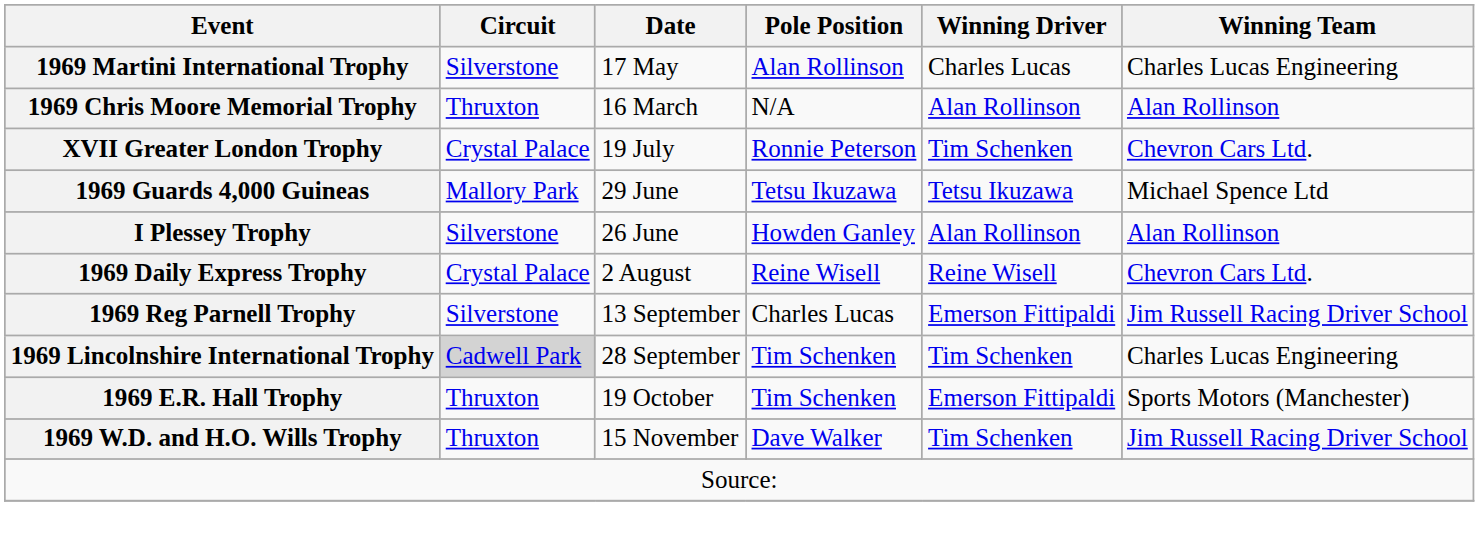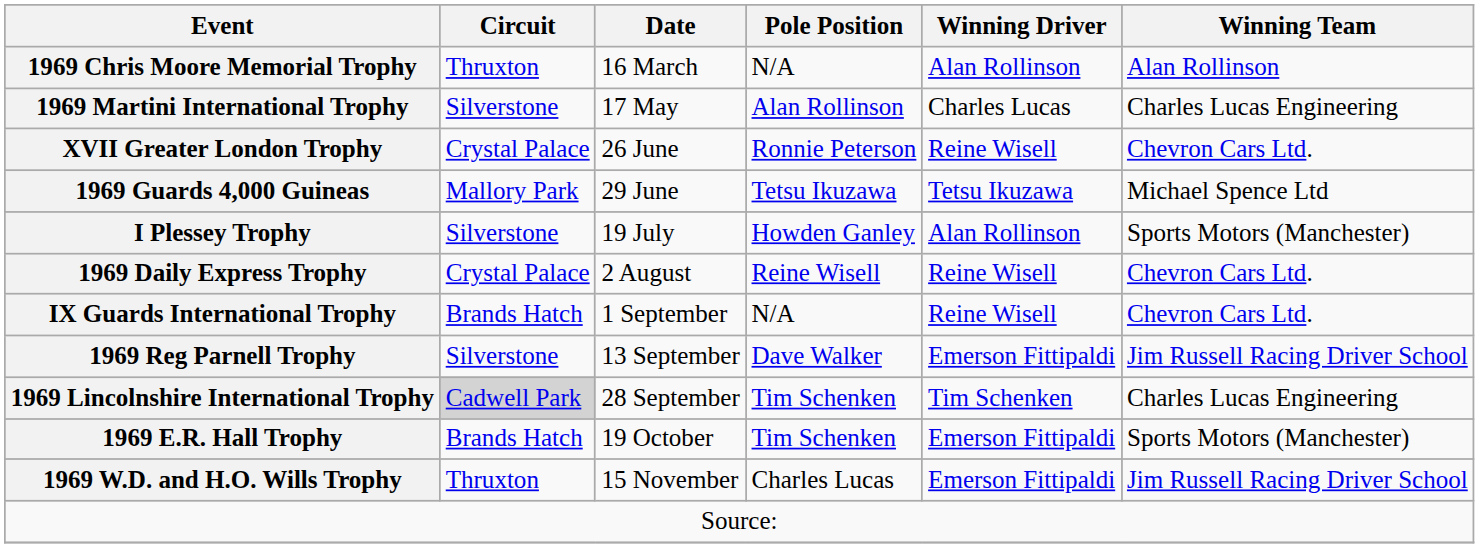rows swapped: (222, 108) <-> (222, 66)
(638, 149) 19 July -> (640, 149) 26 June
(1000, 149) Tim Schenken -> (992, 149) Reine Wisell
(640, 232) 26 June -> (638, 232) 19 July
(1203, 232) Alan Rollinson -> (1268, 232) Sports Motors (Manchester)
+ row: (222, 314)
(823, 314) Charles Lucas -> (817, 356) Dave Walker
(492, 397) Thruxton -> (514, 438) Brands Hatch
(817, 438) Dave Walker -> (823, 480) Charles Lucas
(1000, 438) Tim Schenken -> (1022, 480) Emerson Fittipaldi
